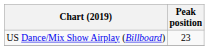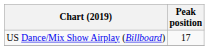(186, 38) 23 -> (186, 38) 17
